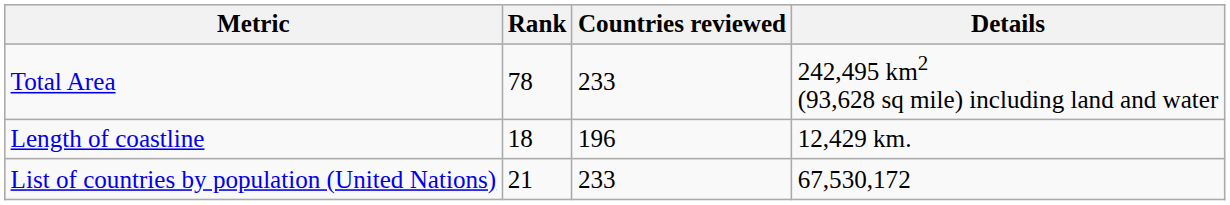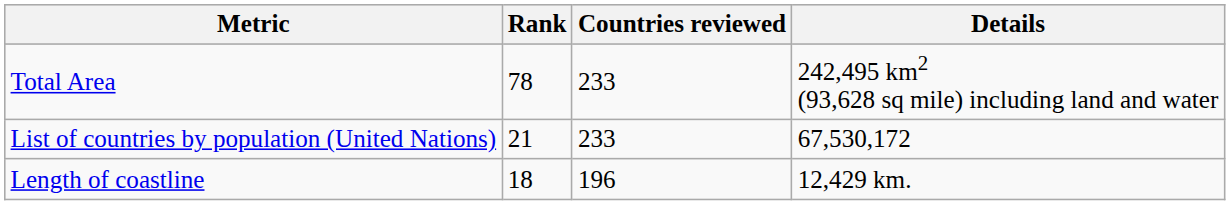rows swapped: (108, 139) <-> (253, 178)
